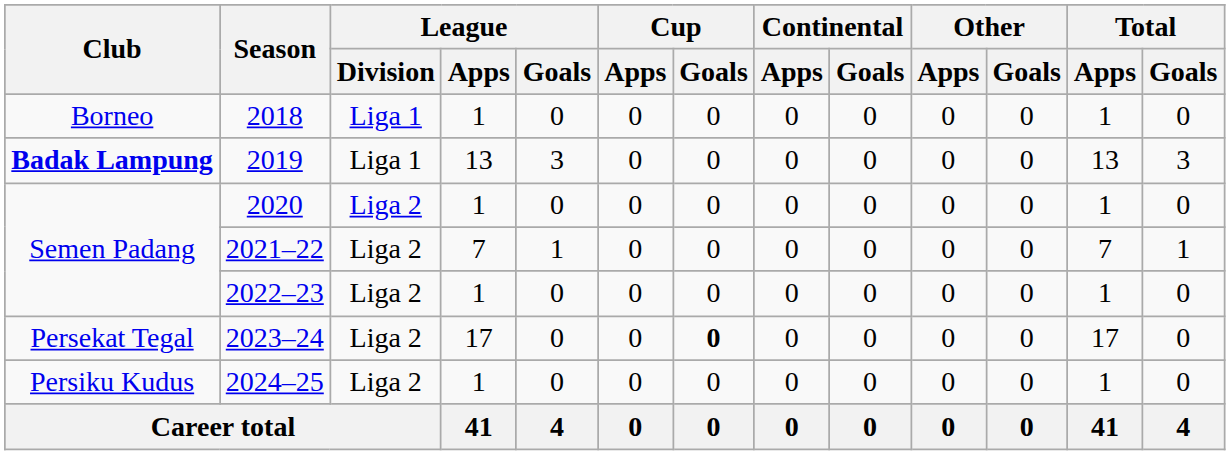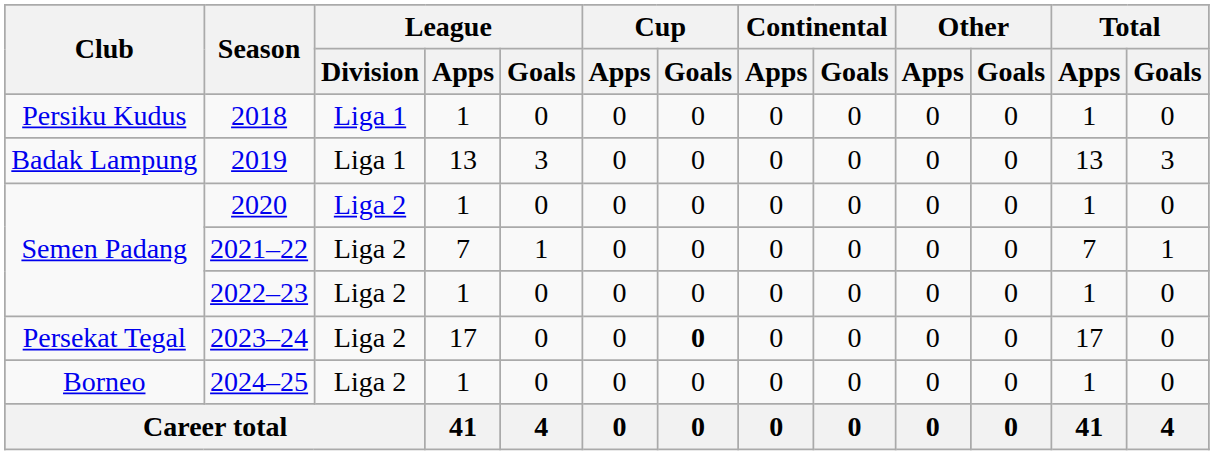(112, 115) Borneo -> (104, 115) Persiku Kudus
(112, 159) bold -> (104, 159) normal
(112, 381) Persiku Kudus -> (104, 381) Borneo
